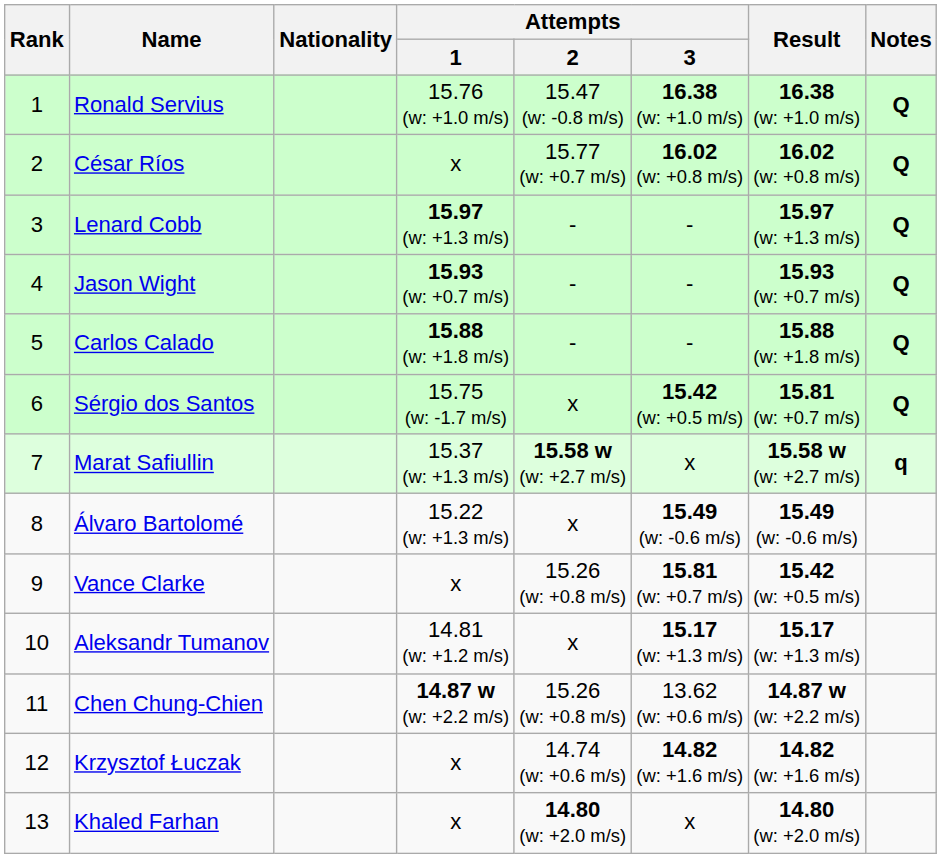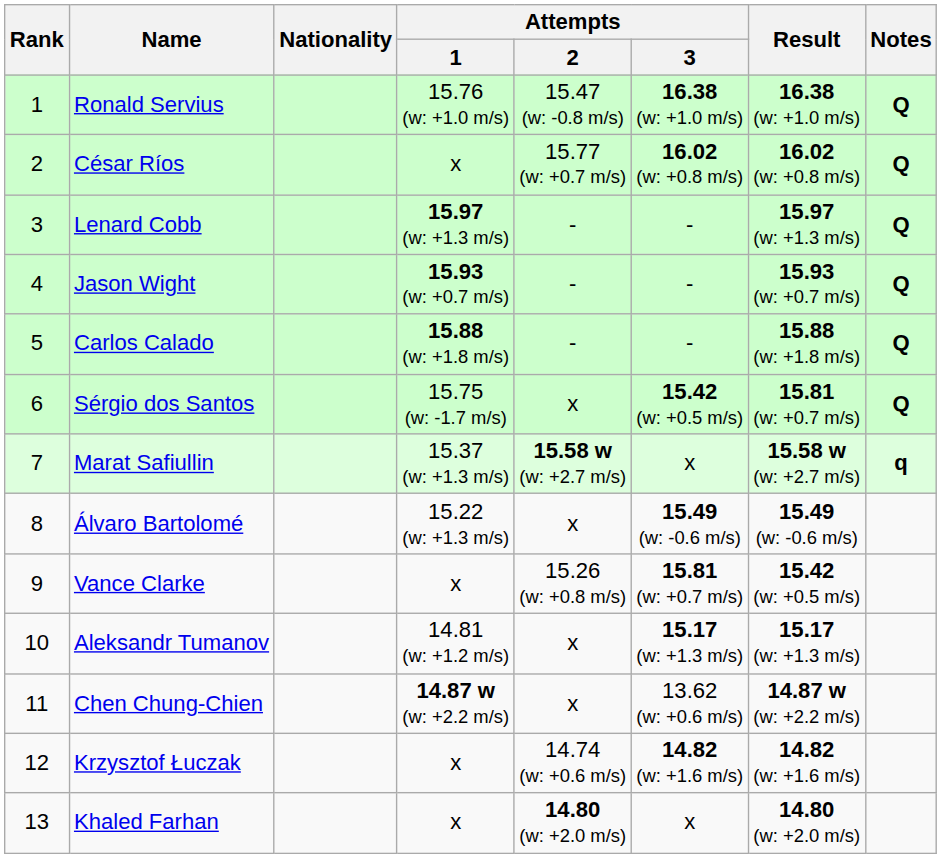(573, 703) 15.26 (w: +0.8 m/s) -> (573, 703) x
